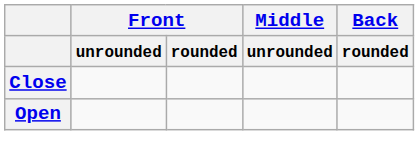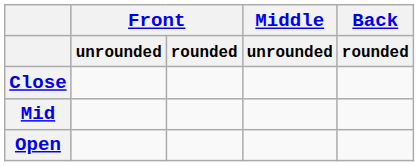+ row: (38, 114)
